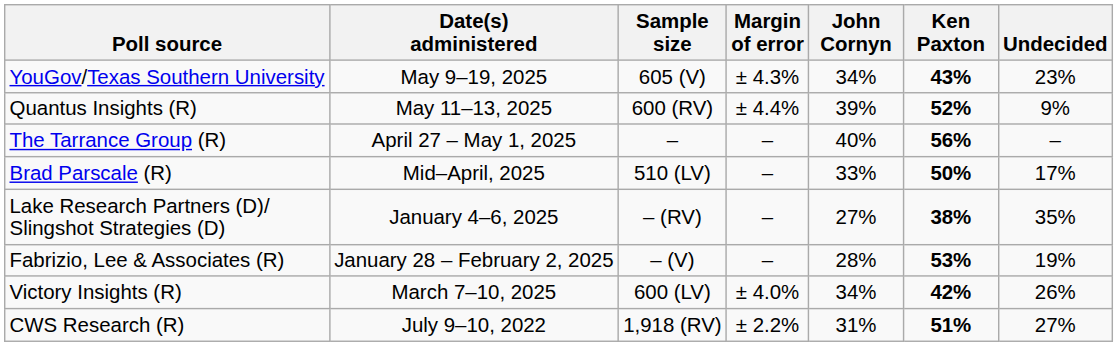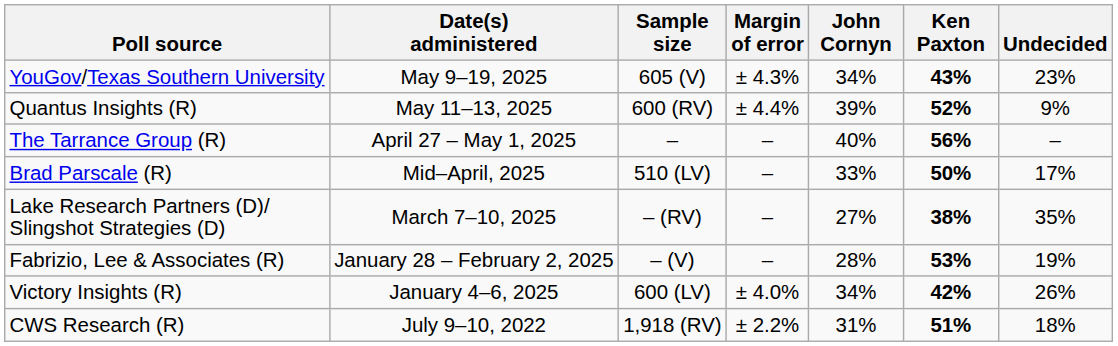(474, 217) January 4–6, 2025 -> (474, 217) March 7–10, 2025
(474, 293) March 7–10, 2025 -> (474, 293) January 4–6, 2025
(1055, 325) 27% -> (1055, 325) 18%
